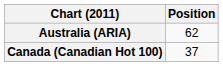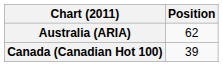(192, 52) 37 -> (192, 52) 39
